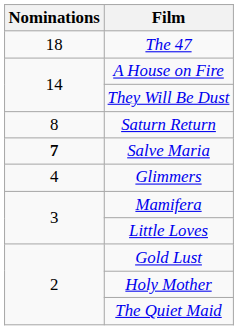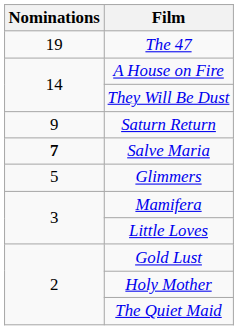(54, 44) 18 -> (54, 44) 19
(54, 124) 8 -> (54, 124) 9
(54, 177) 4 -> (54, 177) 5
